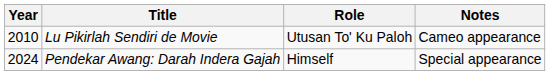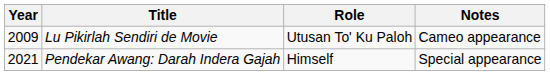(23, 37) 2010 -> (23, 37) 2009
(23, 59) 2024 -> (23, 59) 2021
